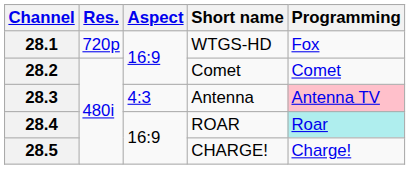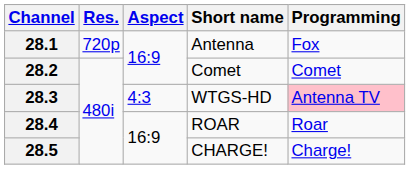(231, 44) WTGS-HD -> (223, 44) Antenna
(223, 97) Antenna -> (231, 97) WTGS-HD
(310, 124) paleturquoise background -> (310, 124) no background
